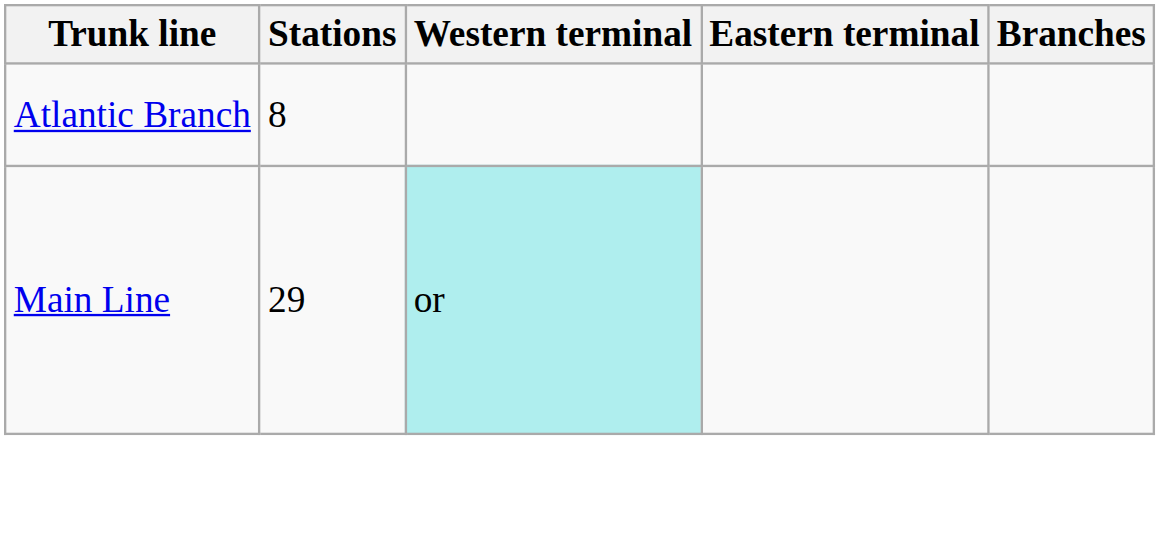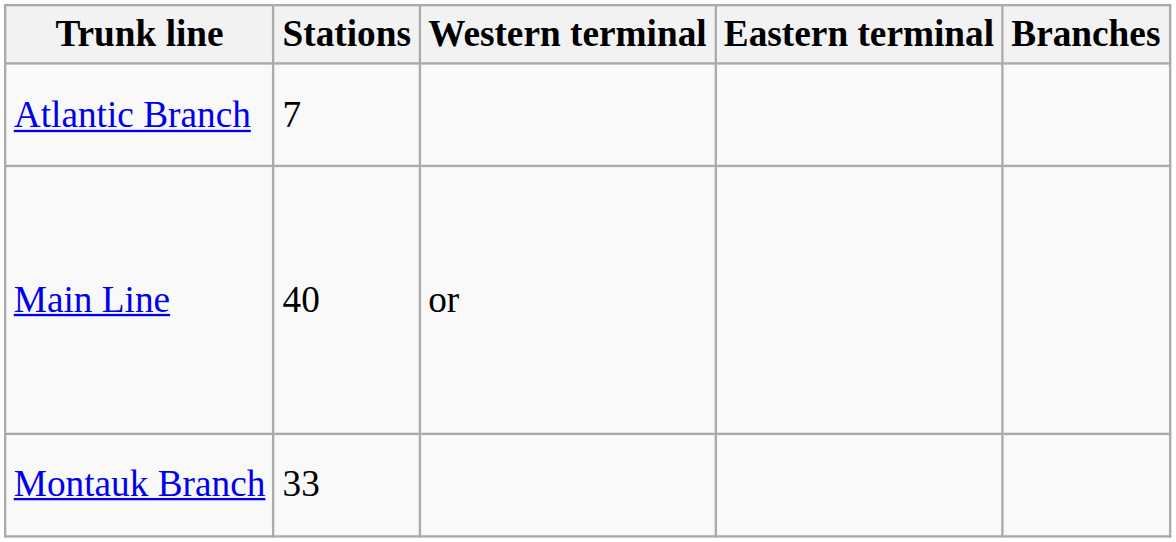(277, 114) 8 -> (292, 114) 7
(287, 299) 29 -> (301, 299) 40
(429, 299) paleturquoise background -> (444, 299) no background
+ row: (140, 484)
